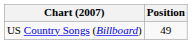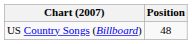(166, 30) 49 -> (166, 30) 48
